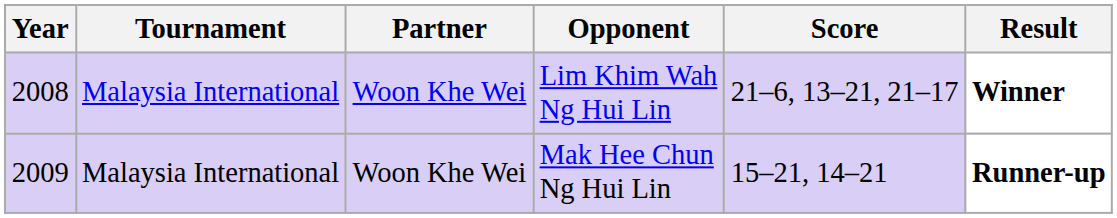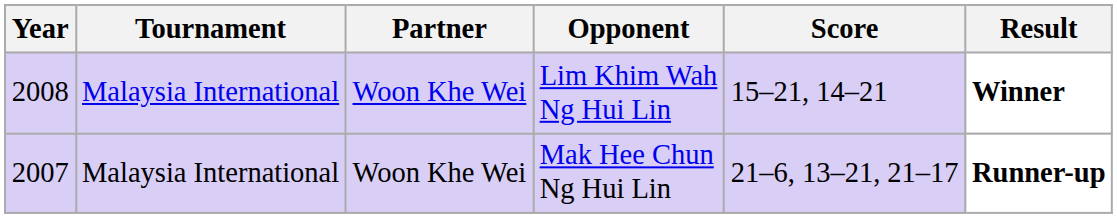(845, 92) 21–6, 13–21, 21–17 -> (809, 92) 15–21, 14–21
(40, 172) 2009 -> (40, 172) 2007
(809, 172) 15–21, 14–21 -> (845, 172) 21–6, 13–21, 21–17
